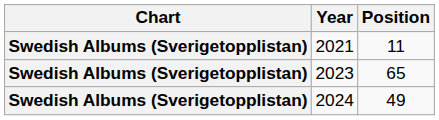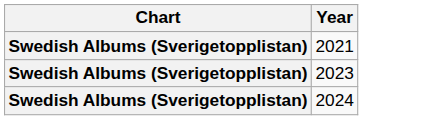- column: (396, 18)
